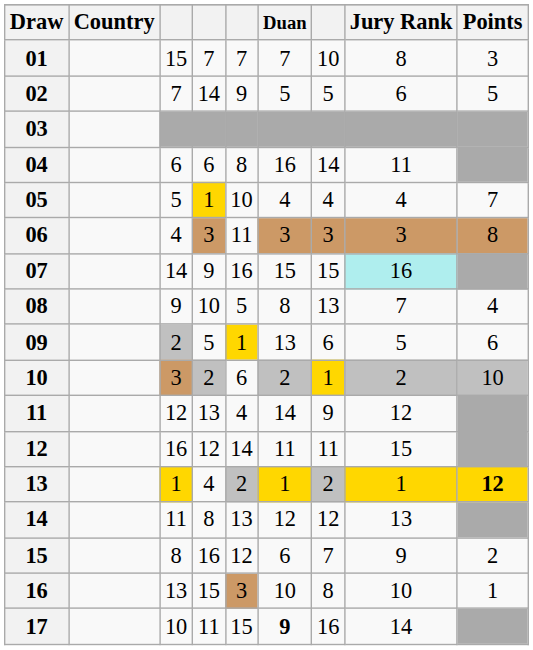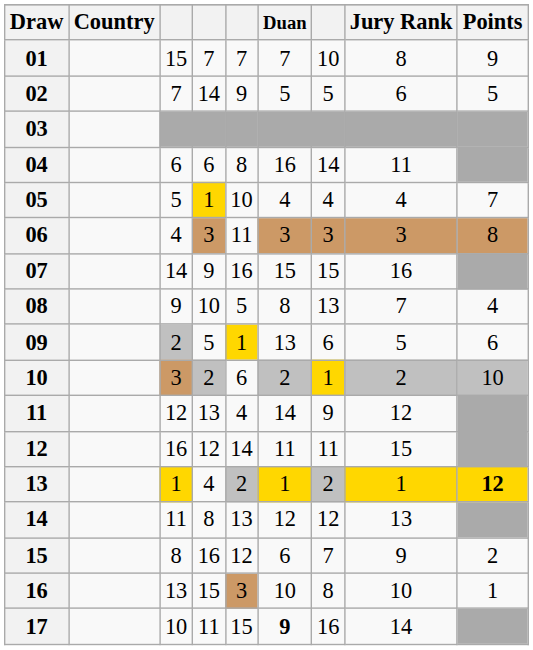(493, 57) 3 -> (493, 57) 9
(401, 270) paleturquoise background -> (401, 270) no background
